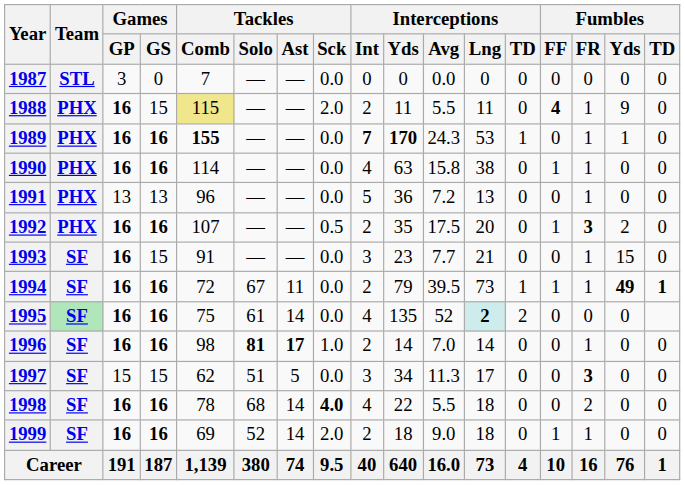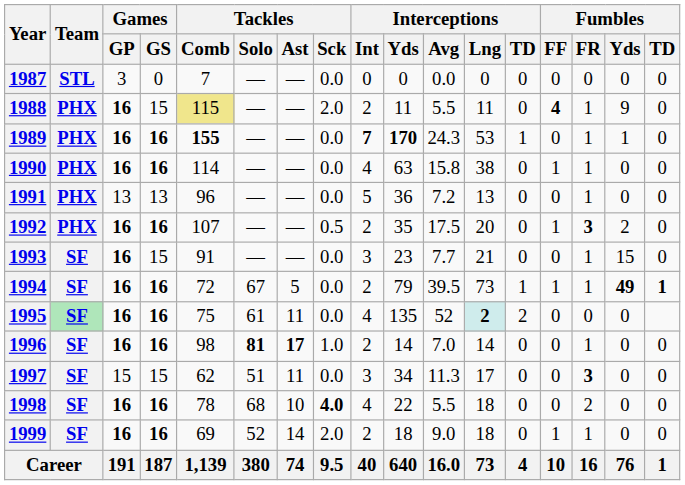(295, 286) 11 -> (295, 286) 5
(295, 316) 14 -> (295, 316) 11
(295, 375) 5 -> (295, 375) 11
(295, 405) 14 -> (295, 405) 10
